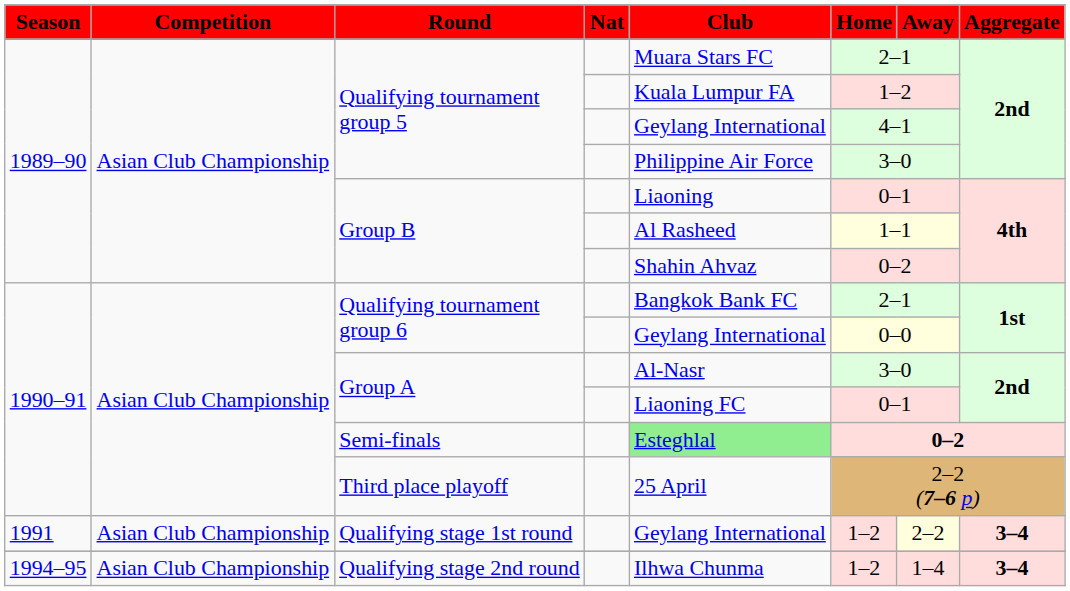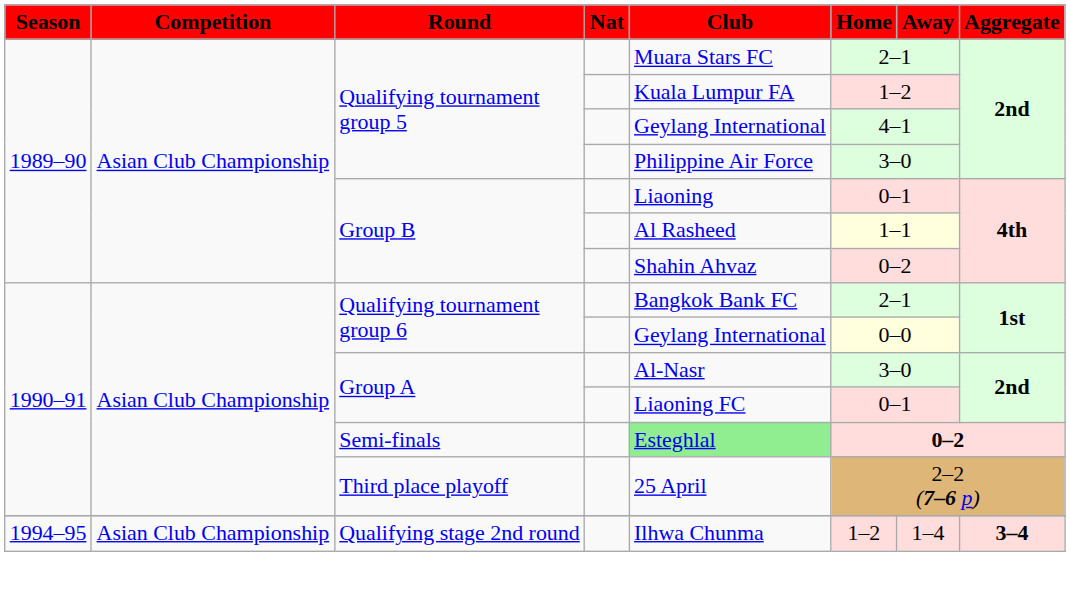- row: (32, 533)
